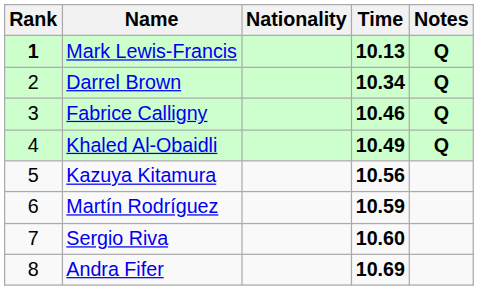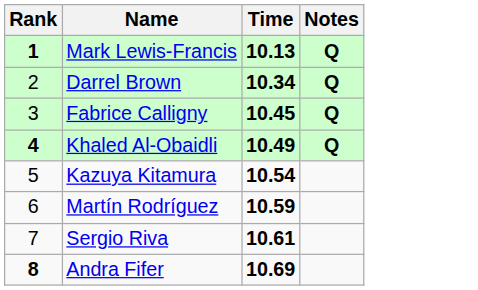- column: (296, 20)
(380, 113) 10.46 -> (271, 113) 10.45
(33, 144) normal -> (33, 144) bold
(380, 176) 10.56 -> (271, 176) 10.54
(380, 238) 10.60 -> (271, 238) 10.61
(33, 269) normal -> (33, 269) bold
